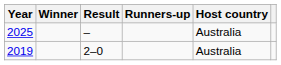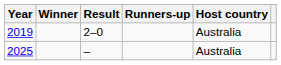rows swapped: (20, 51) <-> (20, 32)
